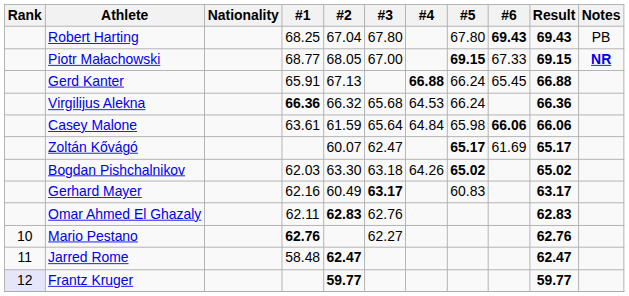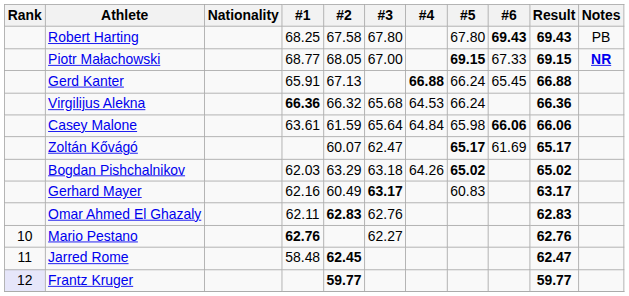(344, 37) 67.04 -> (344, 37) 67.58
(344, 170) 63.30 -> (344, 170) 63.29
(344, 258) 62.47 -> (344, 258) 62.45
